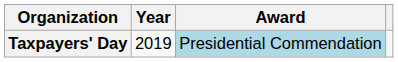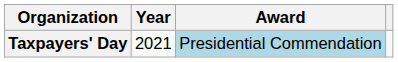(153, 43) 2019 -> (153, 43) 2021
